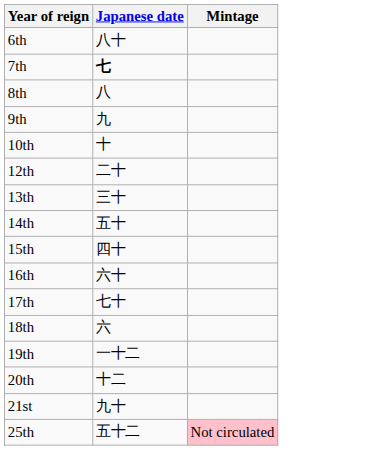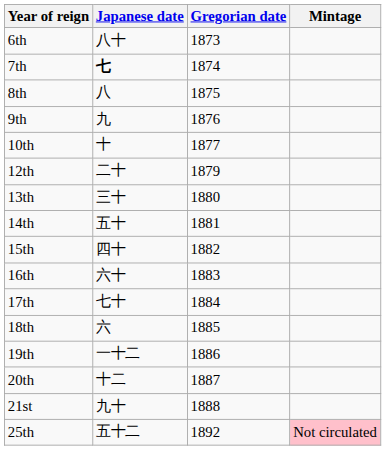+ column: (238, 16)
